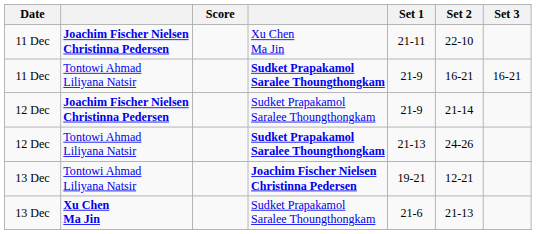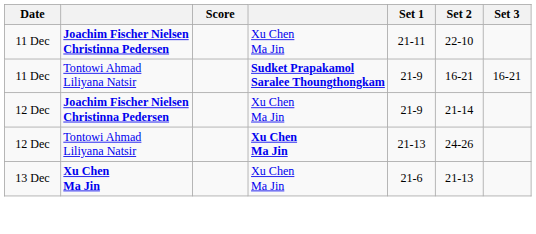(313, 110) Sudket Prapakamol Saralee Thoungthongkam -> (273, 110) Xu Chen Ma Jin
(318, 144) Sudket Prapakamol Saralee Thoungthongkam -> (274, 144) Xu Chen Ma Jin
- row: (32, 178)
(313, 213) Sudket Prapakamol Saralee Thoungthongkam -> (273, 178) Xu Chen Ma Jin
